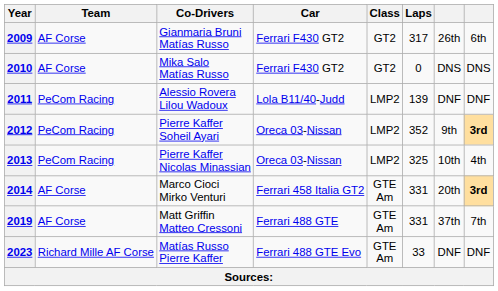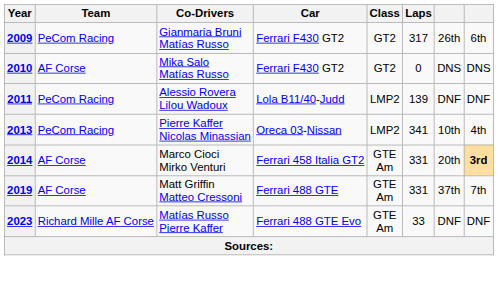(62, 38) AF Corse -> (76, 38) PeCom Racing
- row: (20, 130)
(419, 161) 325 -> (419, 130) 341
